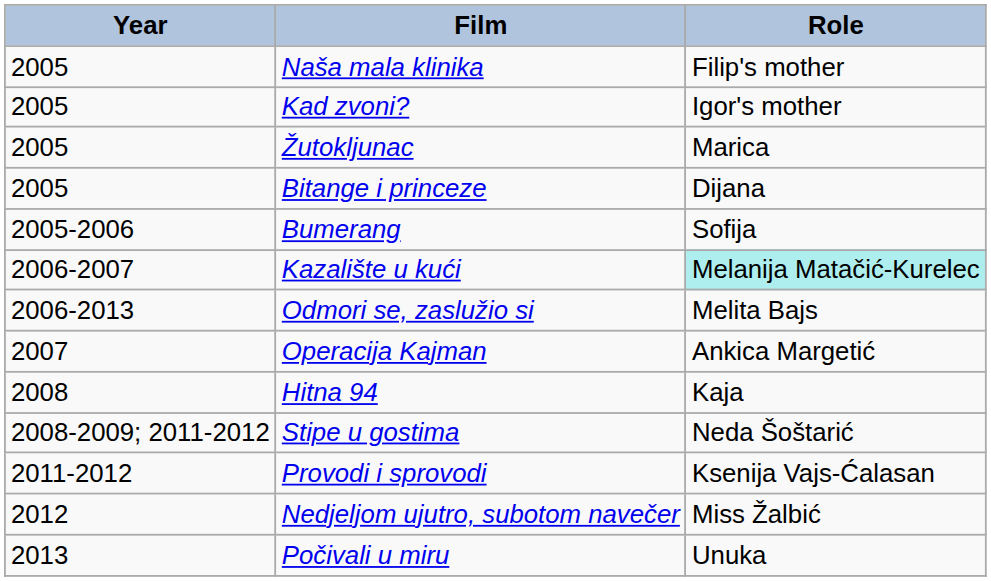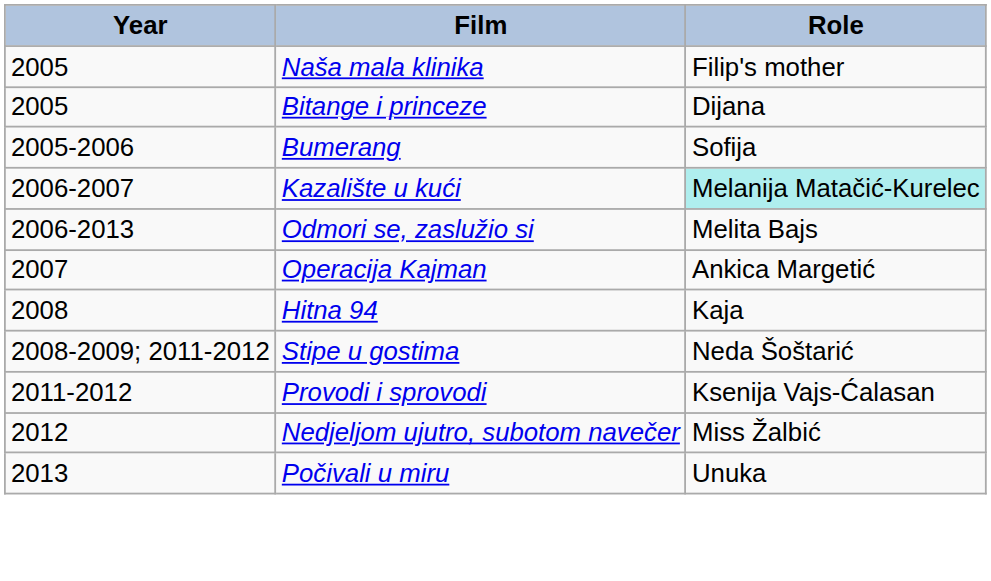- row: (346, 107)
- row: (348, 148)
